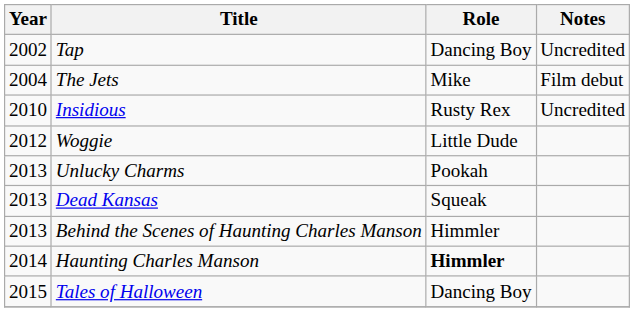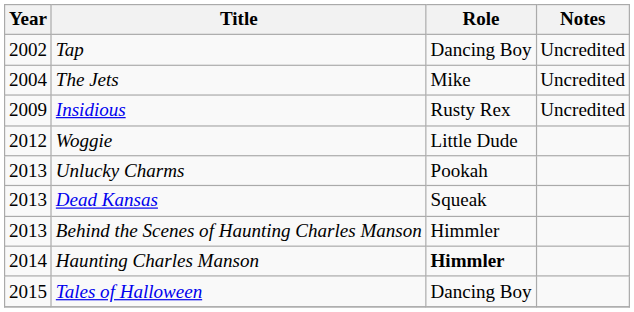(582, 79) Film debut -> (583, 79) Uncredited
(28, 110) 2010 -> (28, 110) 2009
